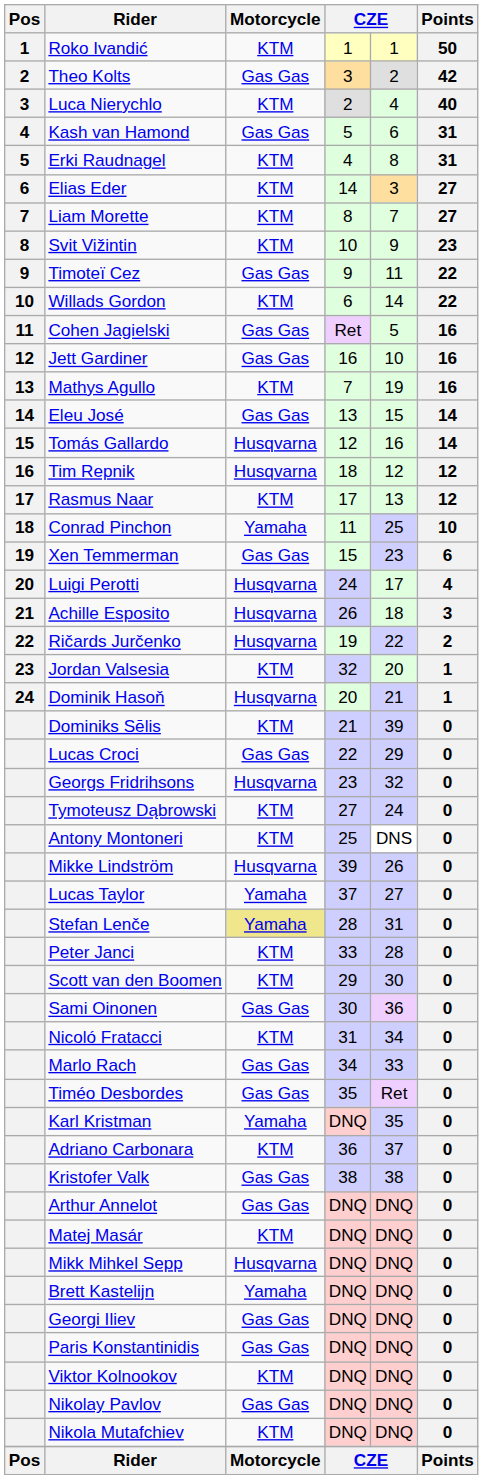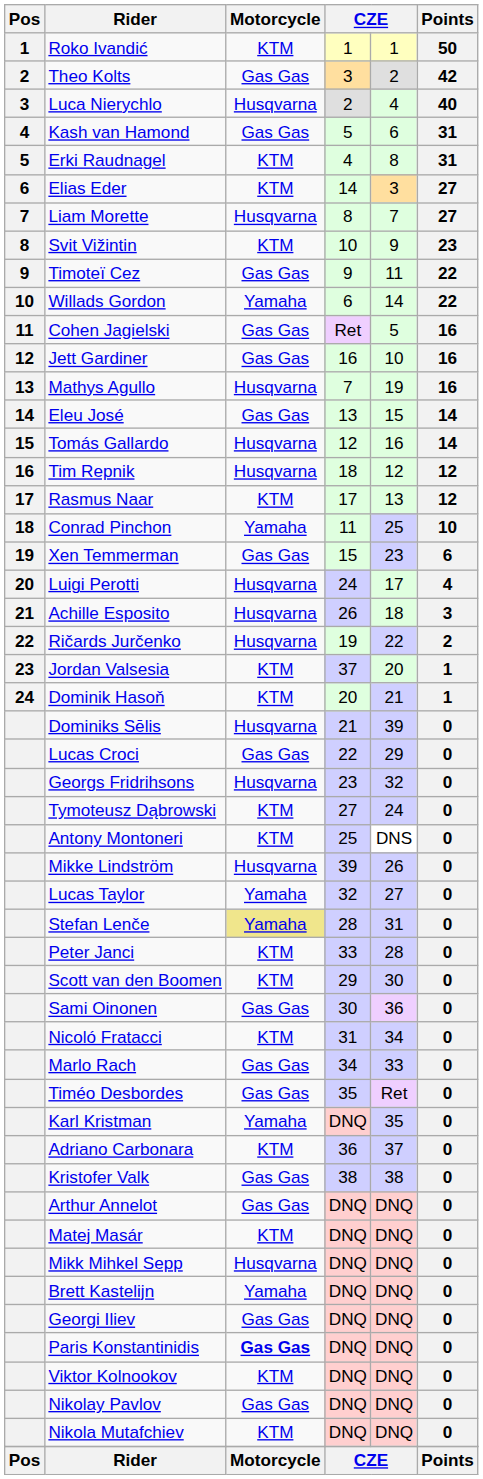(275, 103) KTM -> (275, 103) Husqvarna
(275, 216) KTM -> (275, 216) Husqvarna
(275, 301) KTM -> (275, 301) Yamaha
(275, 386) KTM -> (275, 386) Husqvarna
(348, 669) 32 -> (348, 669) 37
(275, 697) Husqvarna -> (275, 697) KTM
(275, 725) KTM -> (275, 725) Husqvarna
(348, 895) 37 -> (348, 895) 32
(275, 1347) normal -> (275, 1347) bold
